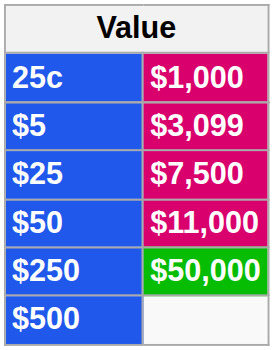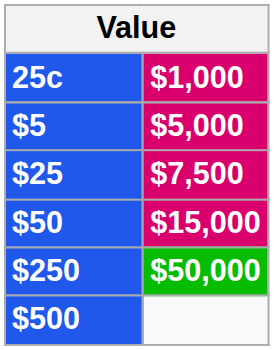(197, 125) $3,099 -> (197, 125) $5,000
(205, 222) $11,000 -> (205, 222) $15,000
